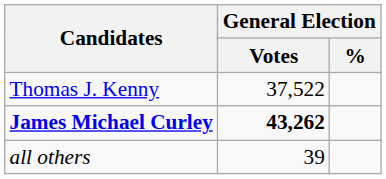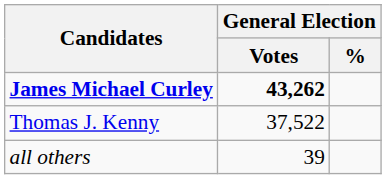rows swapped: (111, 122) <-> (84, 88)
